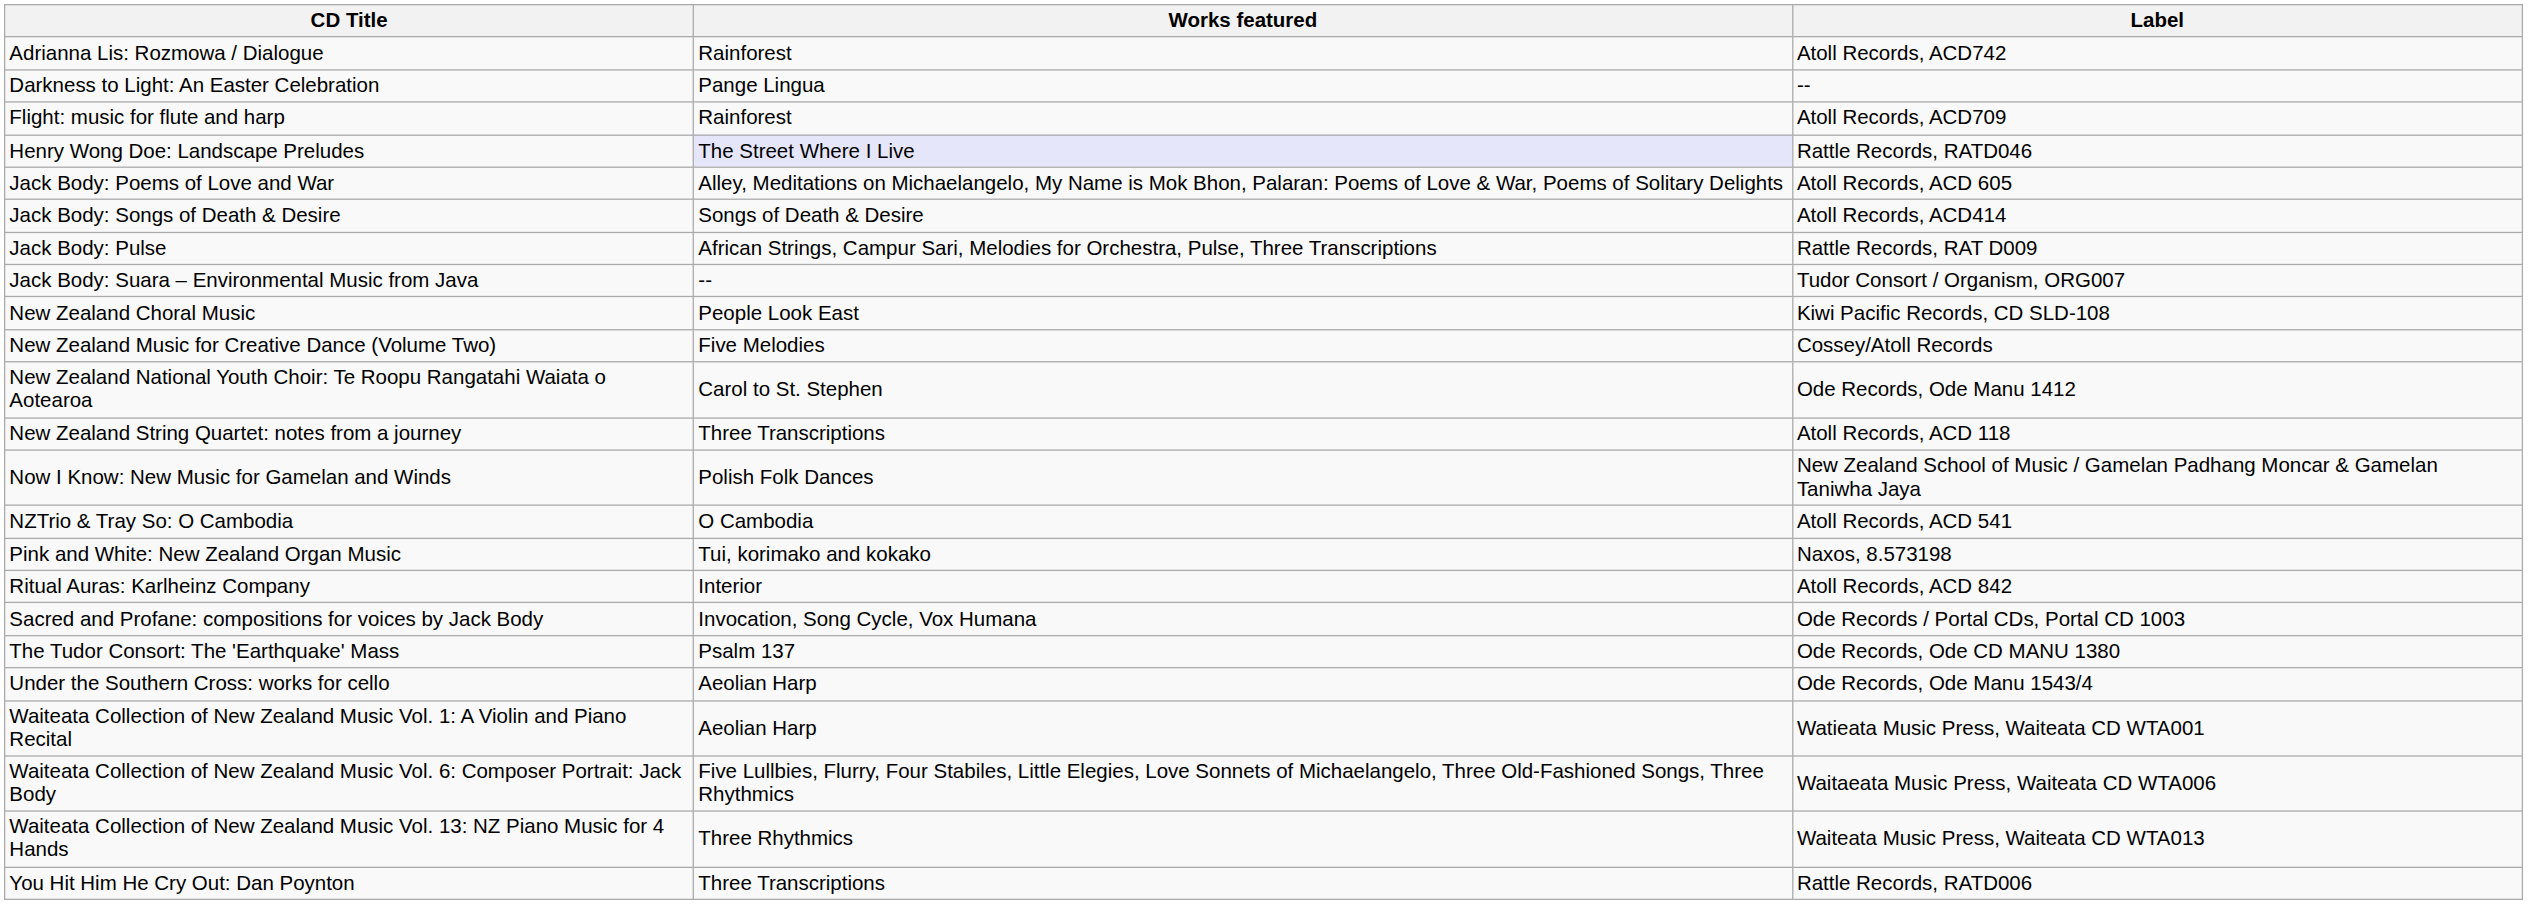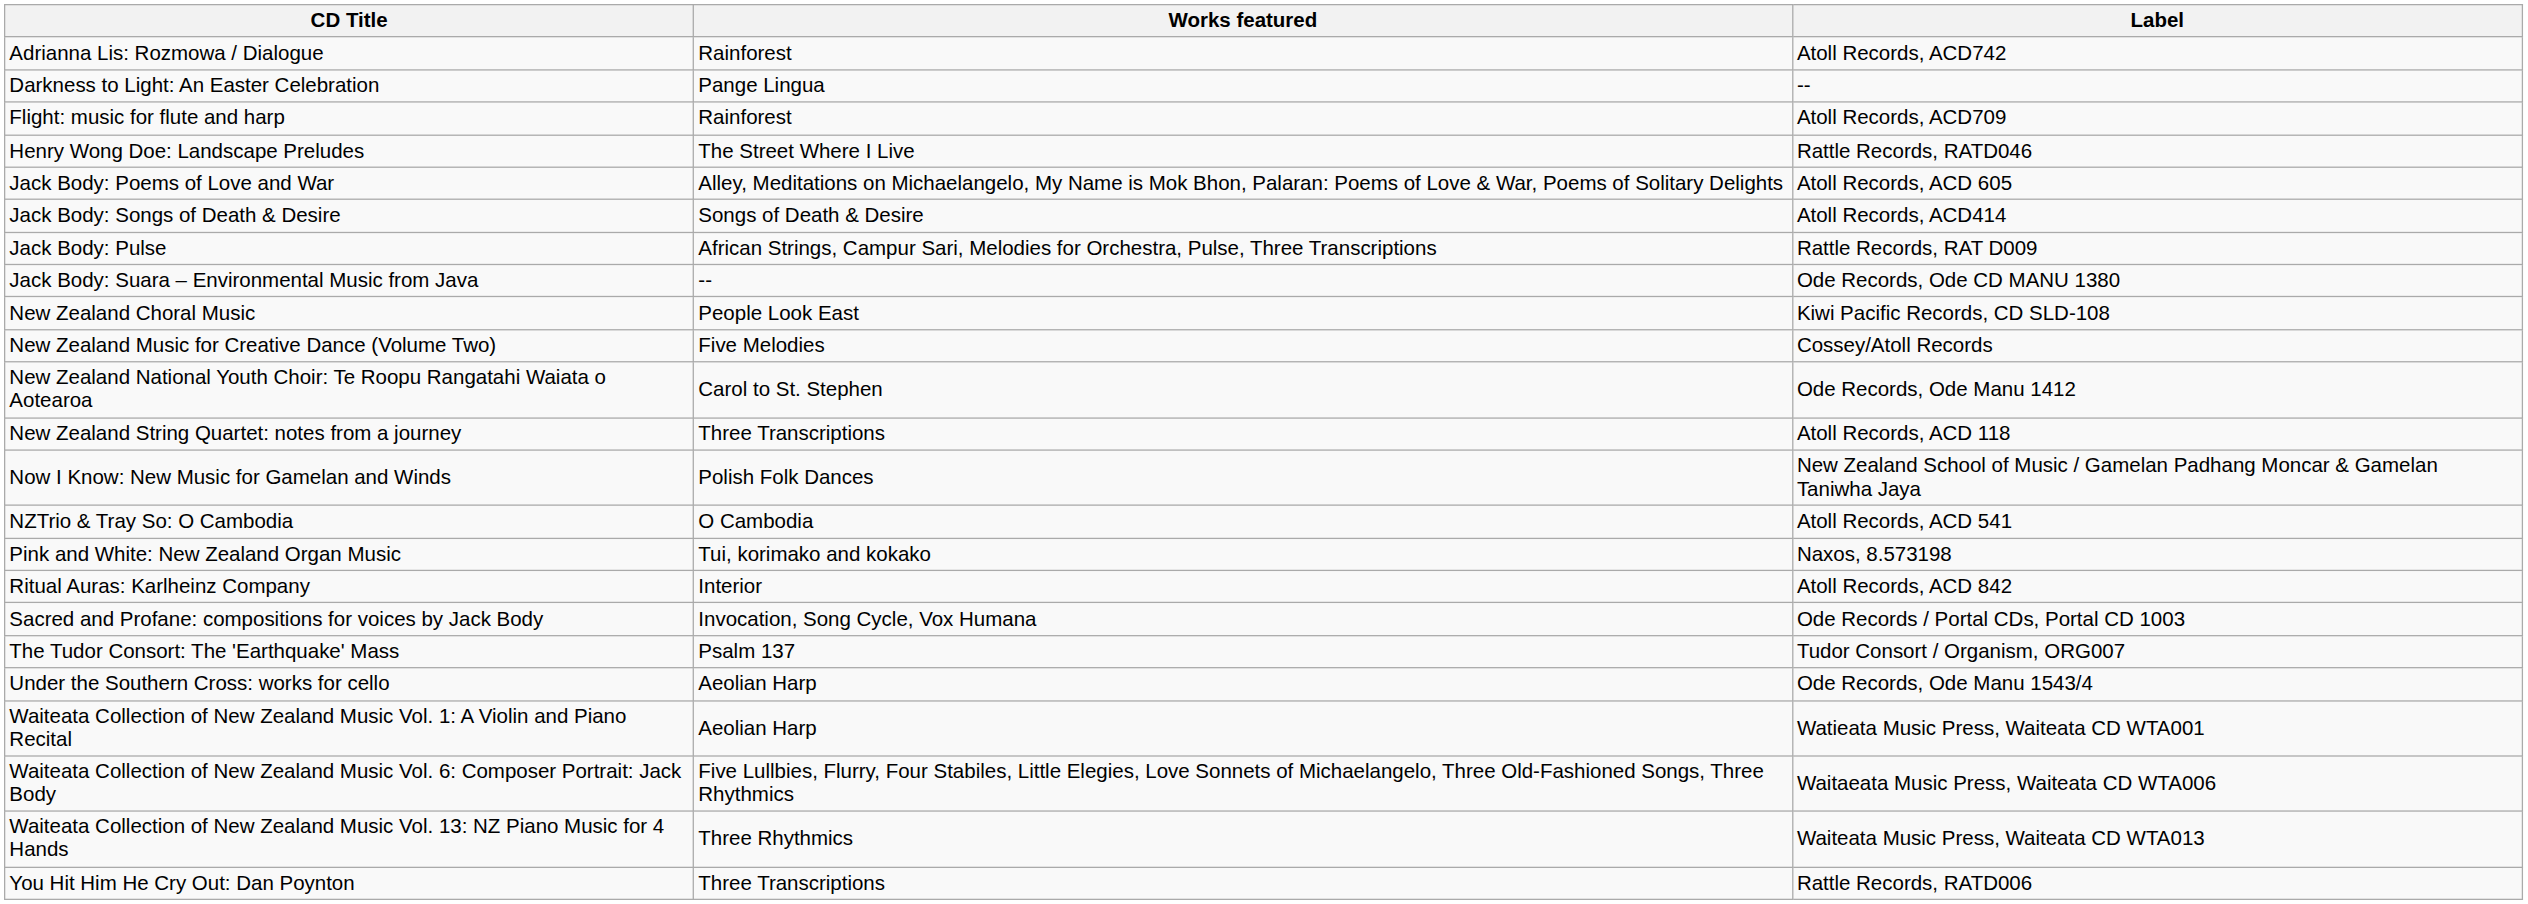(806, 150) lavender background -> (806, 150) no background
(1961, 280) Tudor Consort / Organism, ORG007 -> (1959, 280) Ode Records, Ode CD MANU 1380
(1959, 651) Ode Records, Ode CD MANU 1380 -> (1961, 651) Tudor Consort / Organism, ORG007
